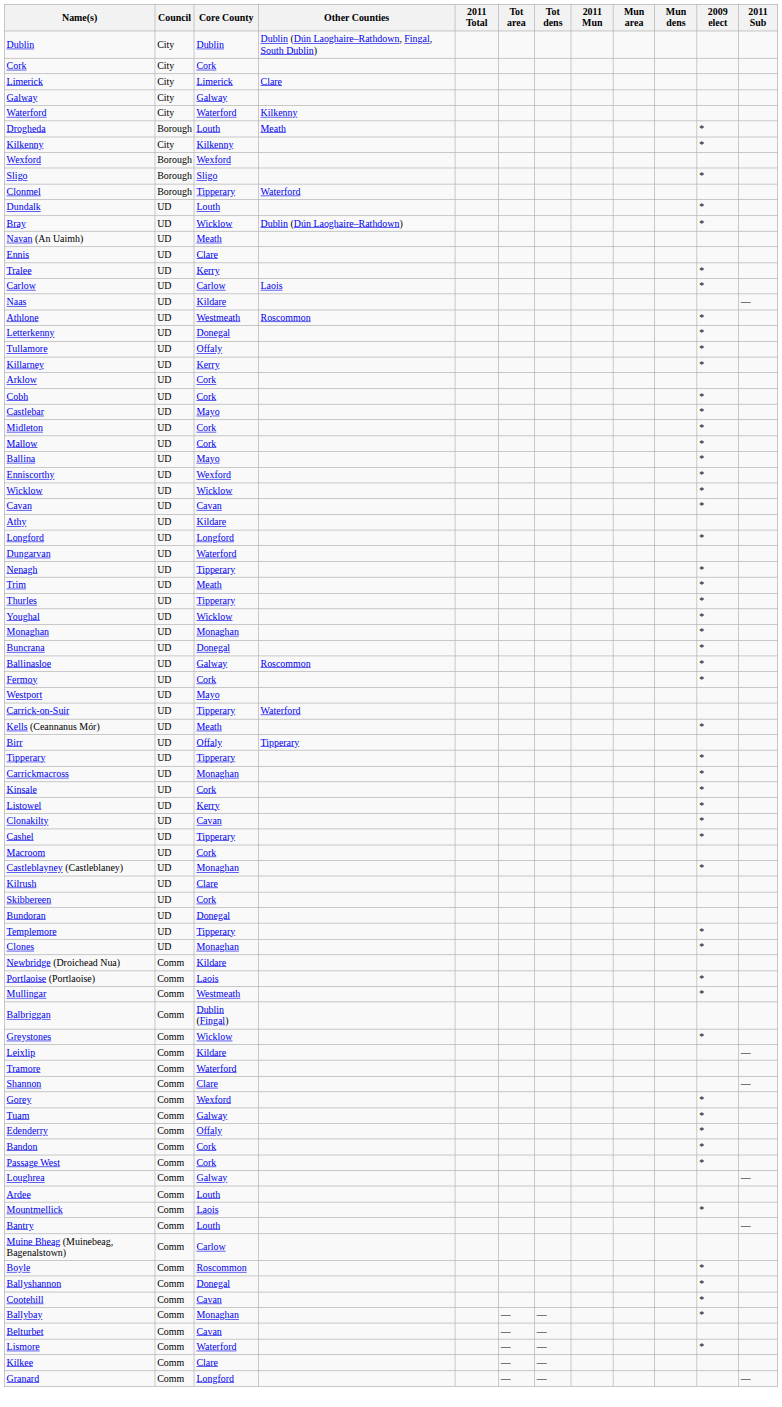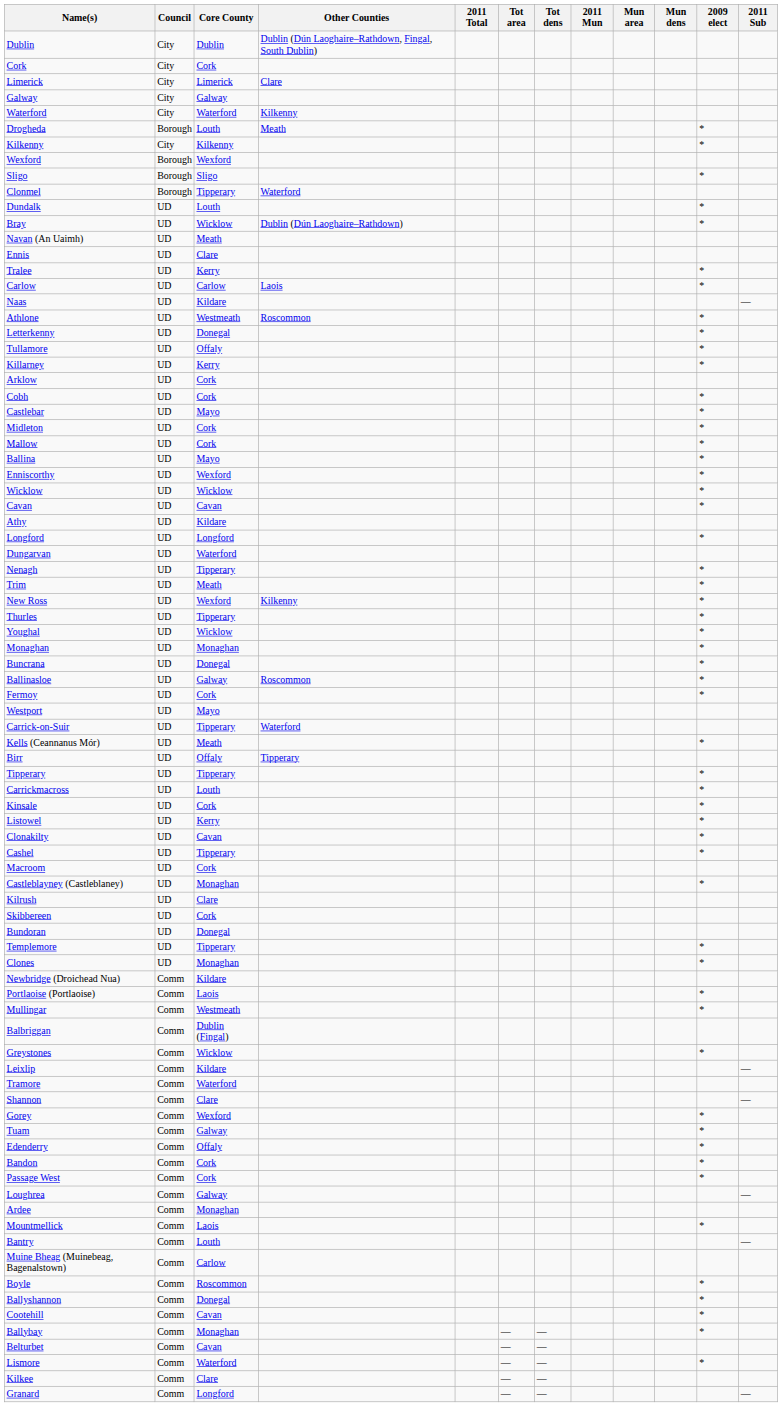+ row: (27, 601)
(218, 774) Monaghan -> (208, 789) Louth
(208, 1194) Louth -> (218, 1210) Monaghan
